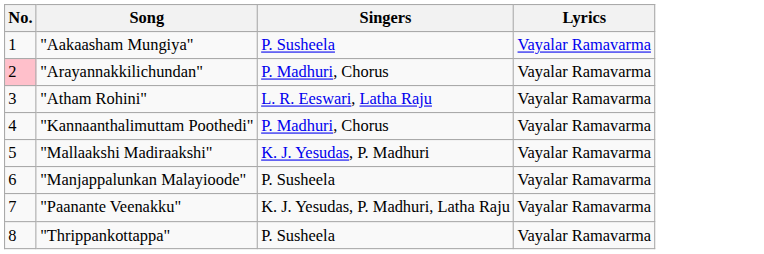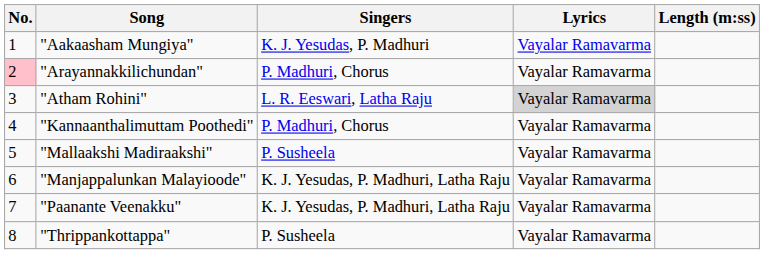+ column: (707, 18)
(298, 45) P. Susheela -> (345, 45) K. J. Yesudas, P. Madhuri
(584, 99) no background -> (584, 99) lightgrey background
(345, 153) K. J. Yesudas, P. Madhuri -> (298, 153) P. Susheela
(298, 180) P. Susheela -> (386, 180) K. J. Yesudas, P. Madhuri, Latha Raju
